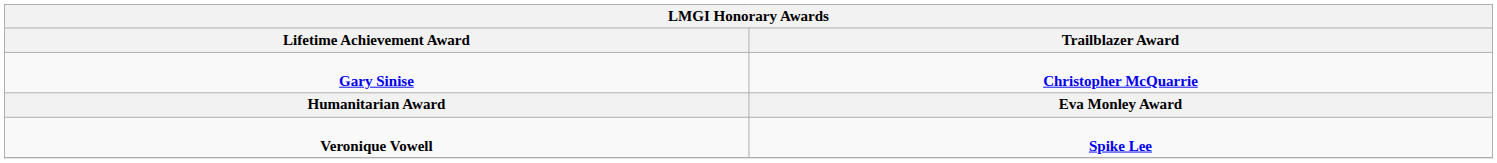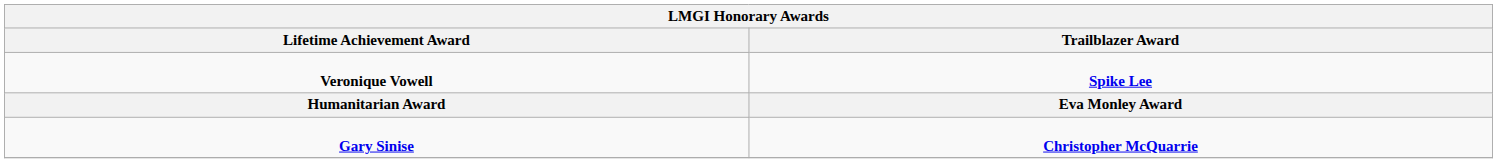rows swapped: (376, 145) <-> (376, 81)
